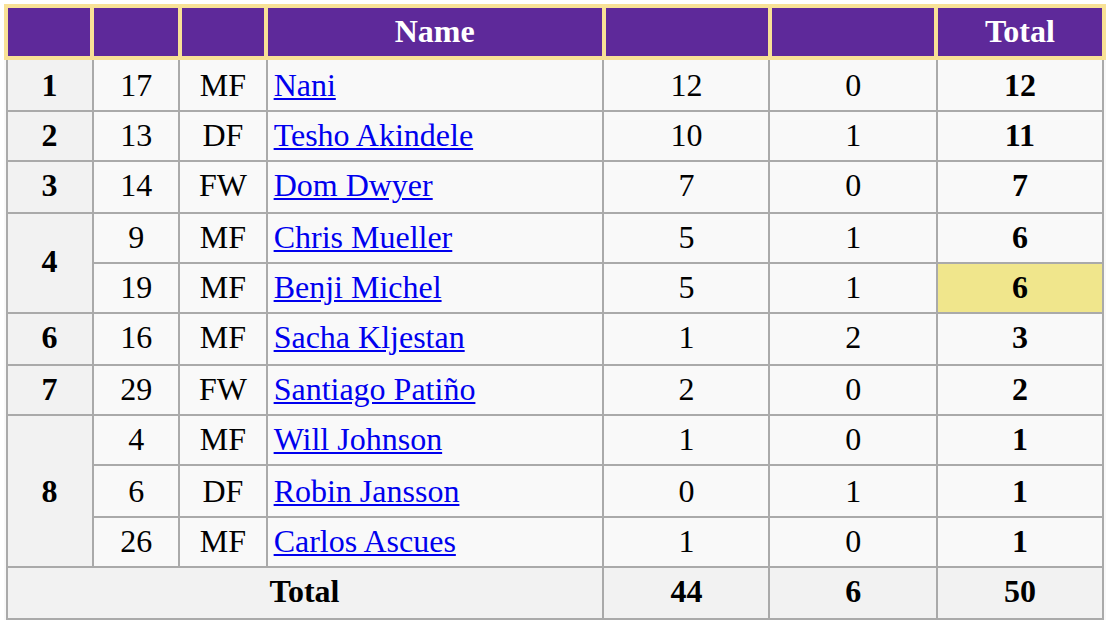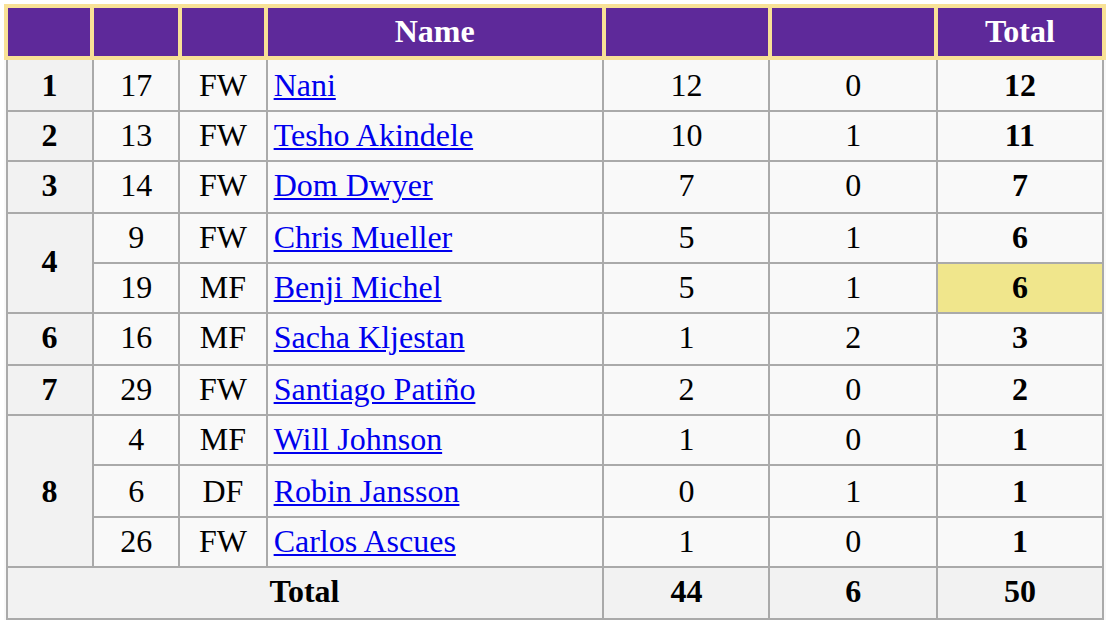(223, 84) MF -> (223, 84) FW
(223, 135) DF -> (223, 135) FW
(223, 236) MF -> (223, 236) FW
(223, 541) MF -> (223, 541) FW
